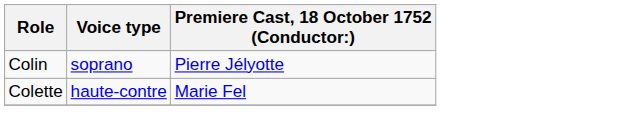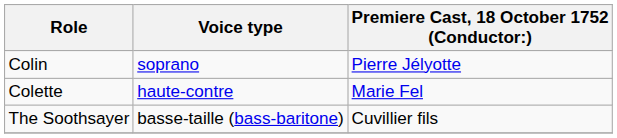+ row: (69, 118)
